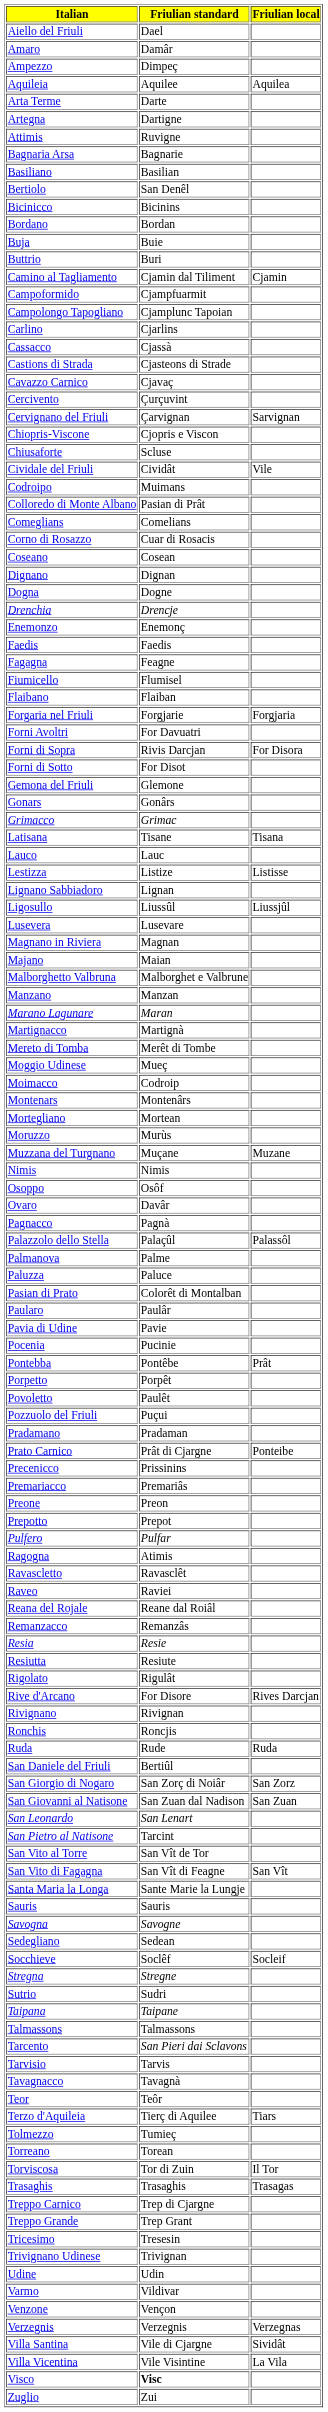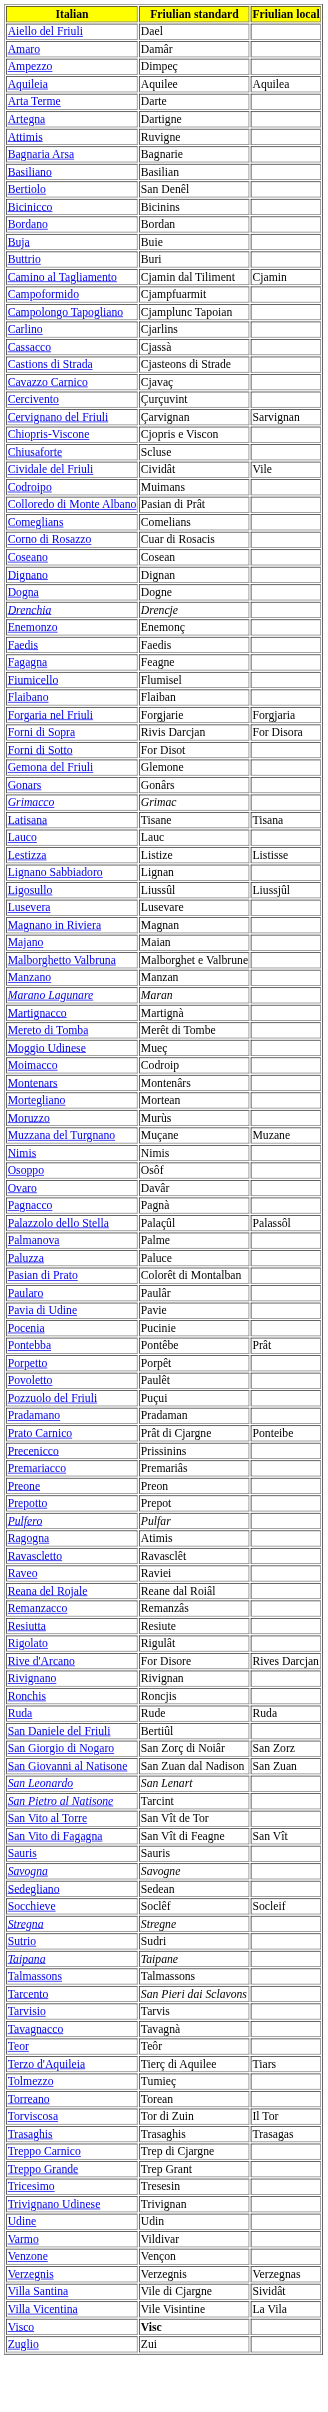- row: (38, 732)
- row: (21, 1643)
- row: (58, 1888)
